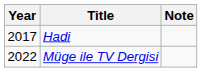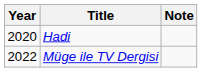(22, 36) 2017 -> (22, 36) 2020
